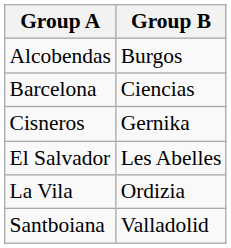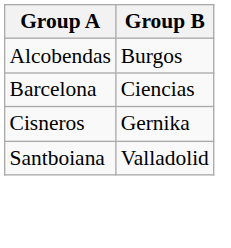- row: (60, 157)
- row: (41, 191)
